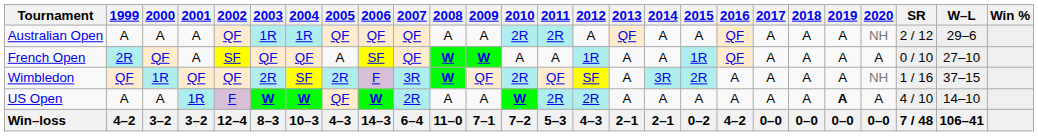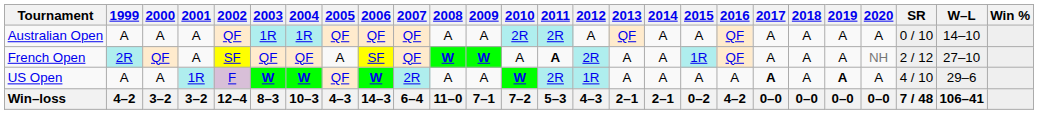(879, 36) NH -> (879, 36) A
(916, 36) 2 / 12 -> (916, 36) 0 / 10
(962, 36) 29–6 -> (962, 36) 14–10
(555, 57) normal -> (555, 57) bold
(591, 57) 1R -> (591, 57) 2R
(879, 57) A -> (879, 57) NH
(916, 57) 0 / 10 -> (916, 57) 2 / 12
- row: (41, 78)
(591, 99) 2R -> (591, 78) 1R
(771, 99) normal -> (771, 78) bold
(962, 99) 14–10 -> (962, 78) 29–6
